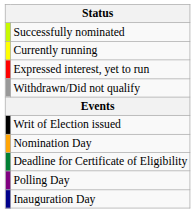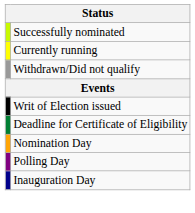- row: (81, 69)
rows swapped: (100, 161) <-> (52, 143)
